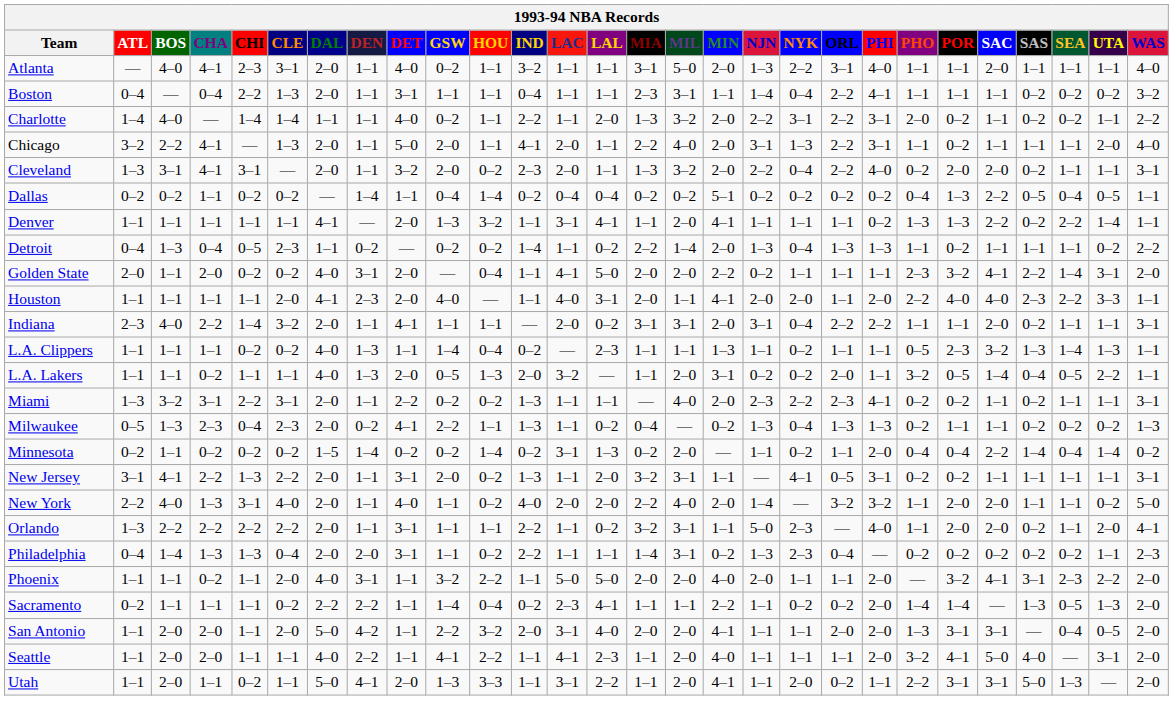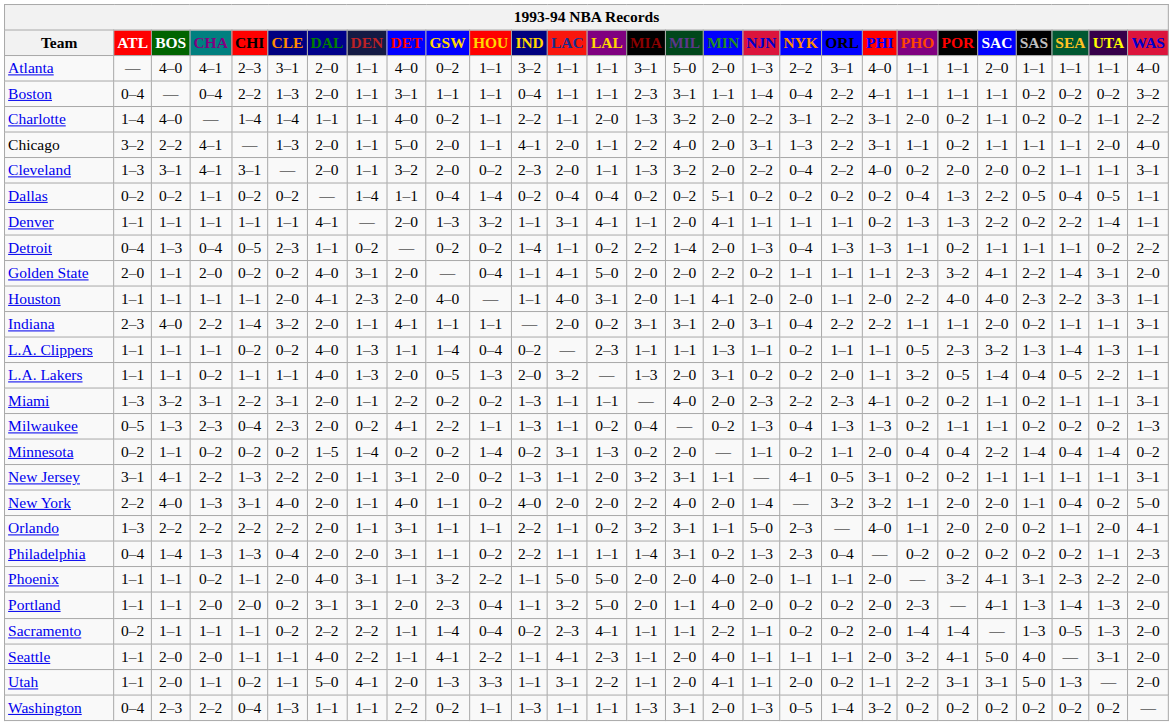(646, 375) 1–1 -> (646, 375) 1–3
(1070, 503) 1–1 -> (1070, 503) 0–4
+ row: (34, 605)
- row: (47, 630)
+ row: (45, 707)
